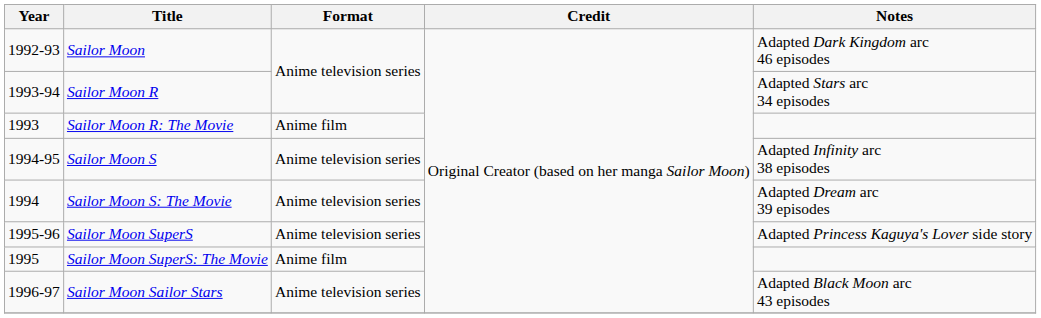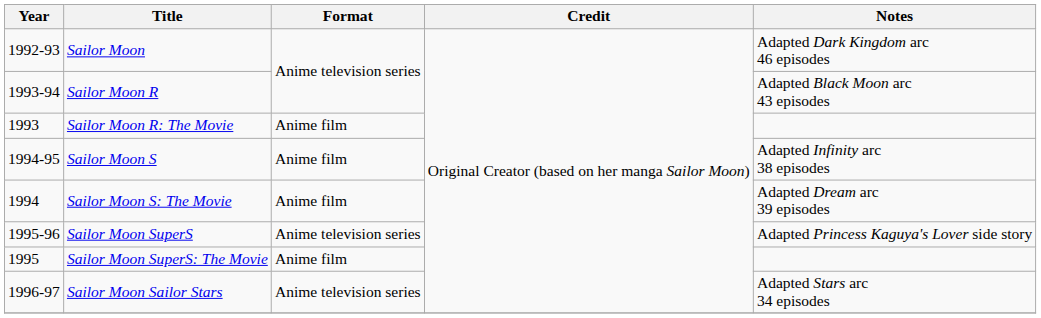(813, 92) Adapted Stars arc 34 episodes -> (834, 92) Adapted Black Moon arc 43 episodes
(348, 158) Anime television series -> (311, 158) Anime film
(348, 200) Anime television series -> (311, 200) Anime film
(834, 292) Adapted Black Moon arc 43 episodes -> (813, 292) Adapted Stars arc 34 episodes
